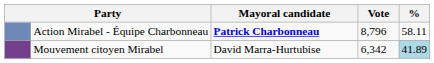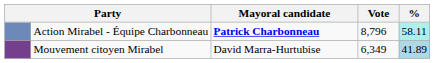(414, 31) no background -> (414, 31) paleturquoise background
(374, 49) 6,342 -> (374, 49) 6,349
